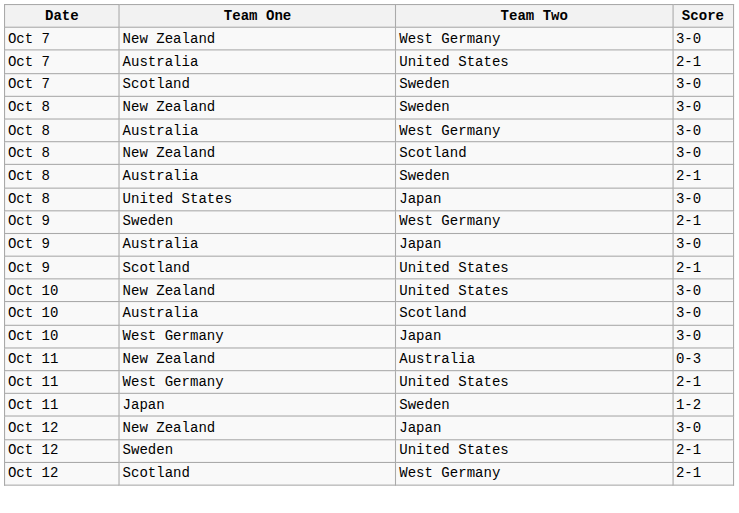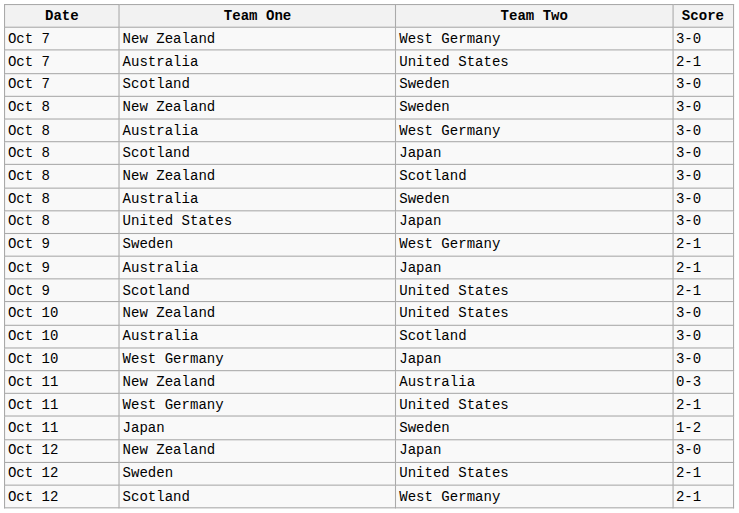+ row: (156, 153)
(689, 176) 2-1 -> (689, 199) 3-0
(689, 245) 3-0 -> (689, 268) 2-1
